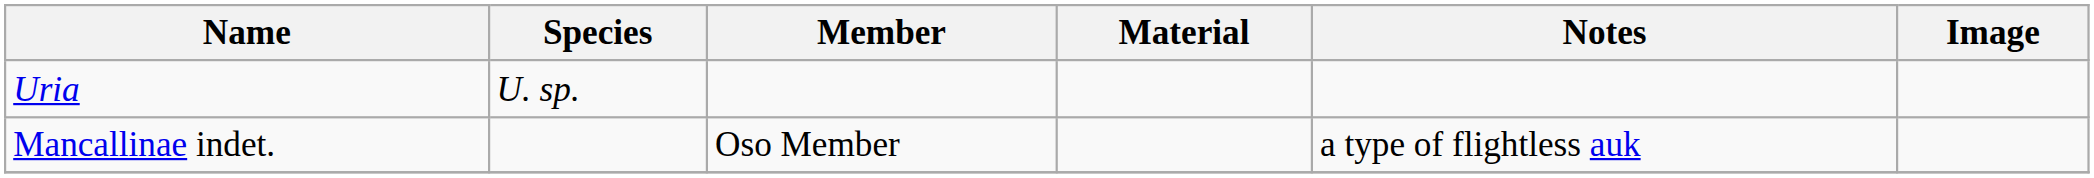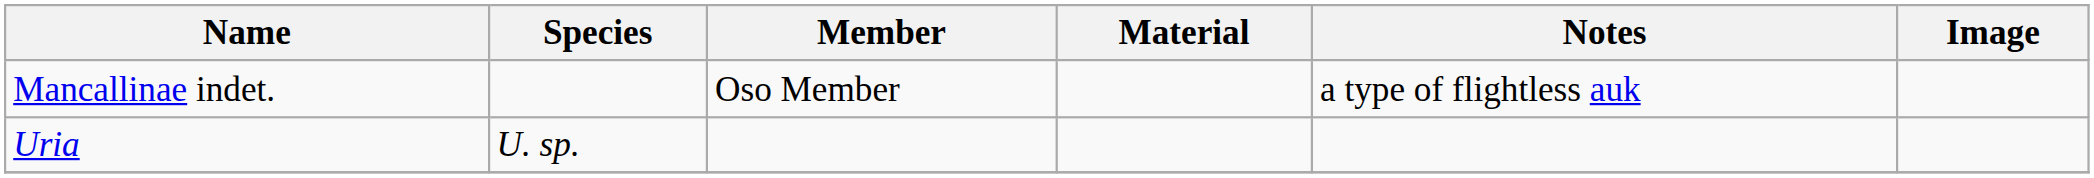rows swapped: (144, 144) <-> (46, 88)
